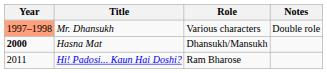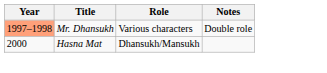(17, 44) bold -> (17, 44) normal
- row: (119, 60)
